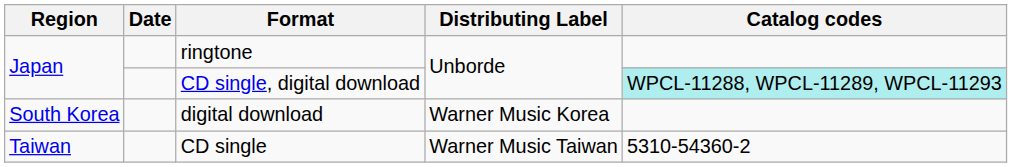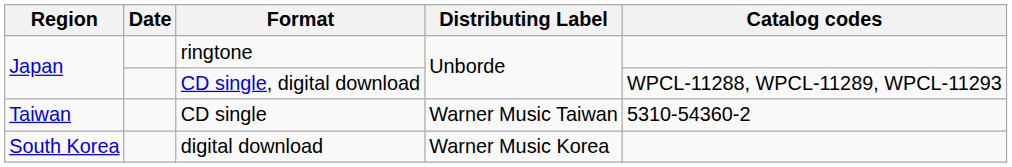(814, 83) paleturquoise background -> (814, 83) no background
rows swapped: (252, 114) <-> (224, 146)
